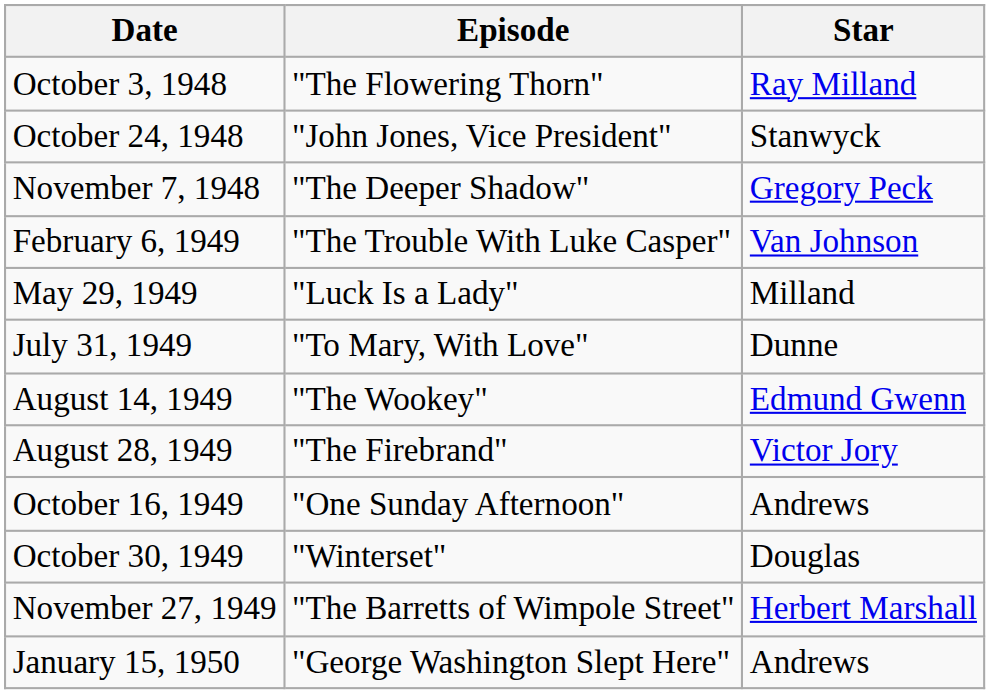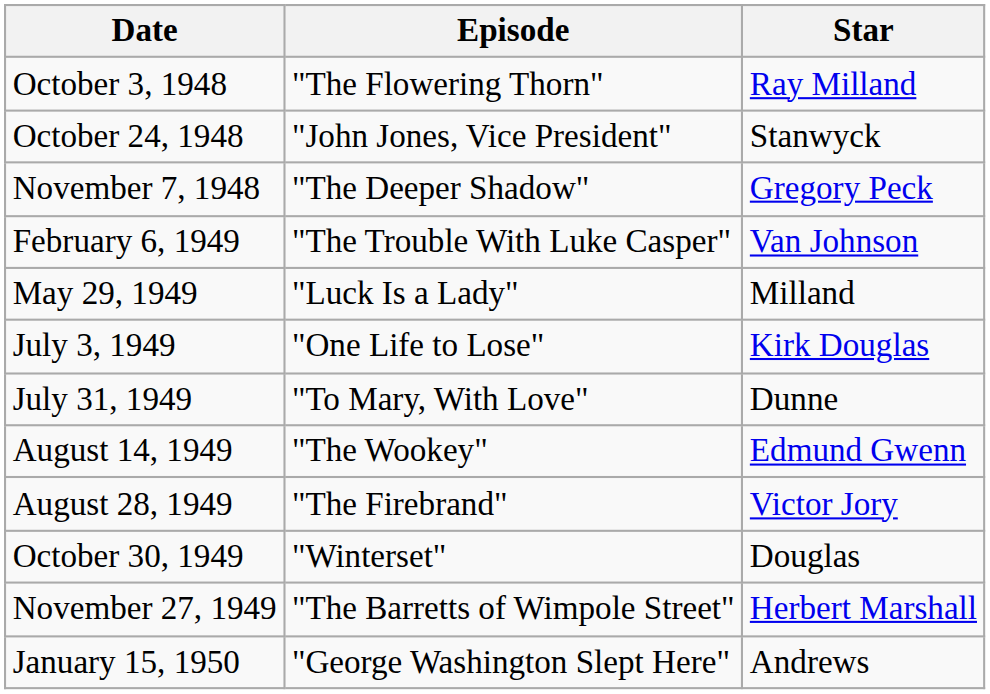+ row: (94, 345)
- row: (128, 503)
